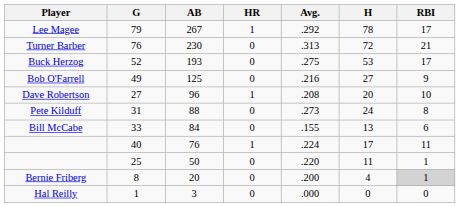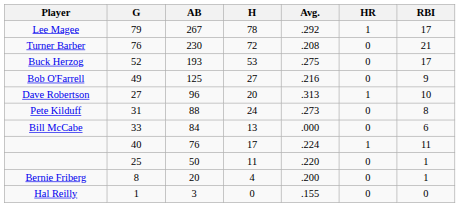columns swapped: (368, 12) <-> (252, 12)
(310, 45) .313 -> (310, 45) .208
(310, 95) .208 -> (310, 95) .313
(310, 128) .155 -> (310, 128) .000
(426, 177) lightgrey background -> (426, 177) no background
(310, 194) .000 -> (310, 194) .155
